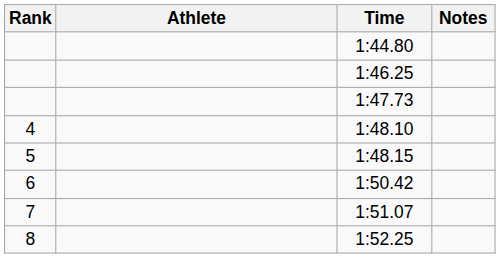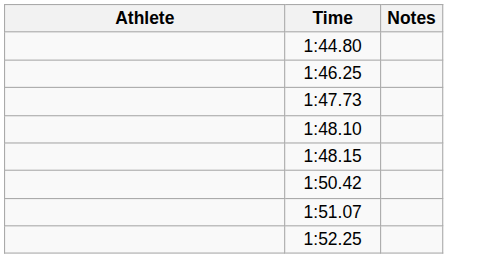- column: (30, 18)
